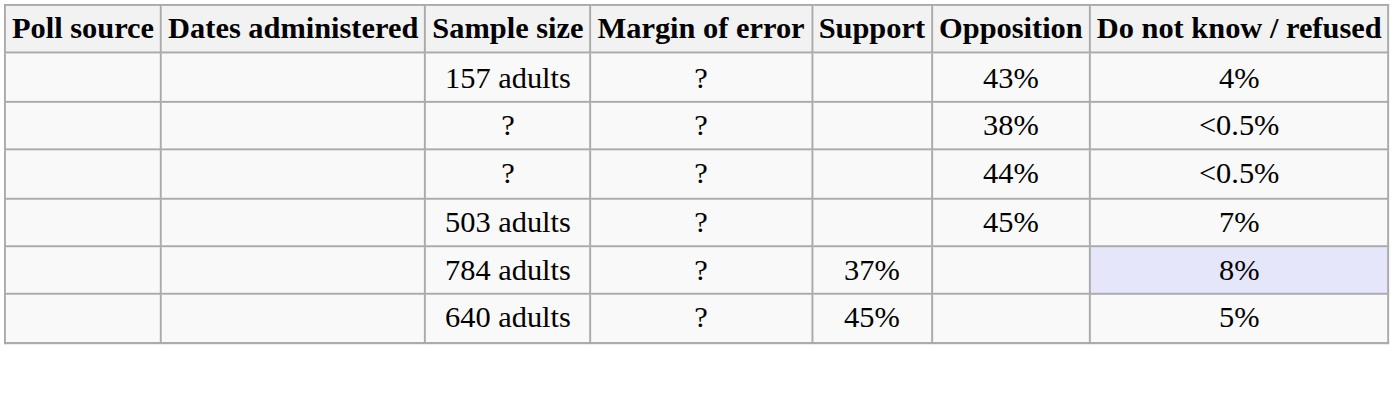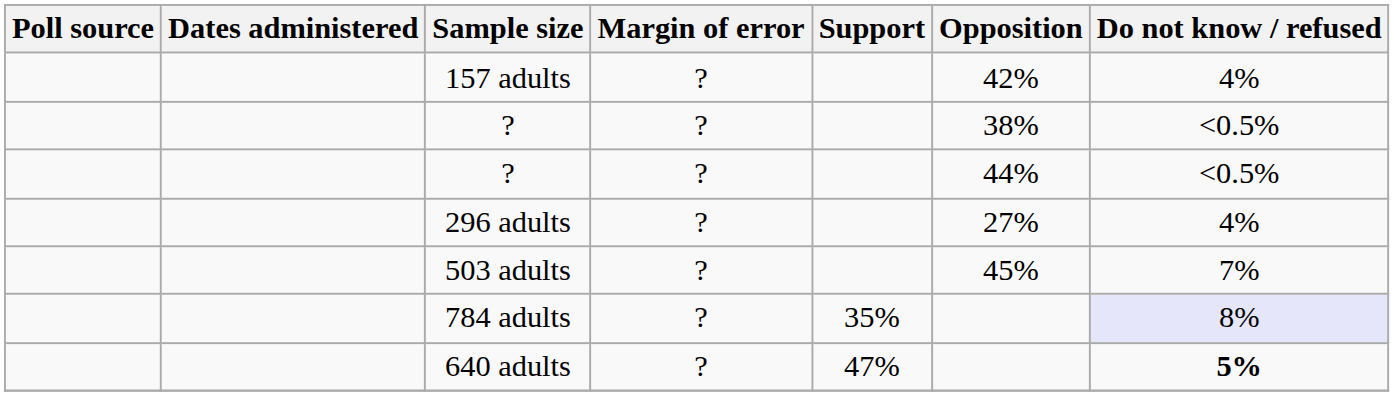(1011, 76) 43% -> (1011, 76) 42%
+ row: (83, 222)
(872, 269) 37% -> (872, 317) 35%
(872, 317) 45% -> (872, 366) 47%
(1239, 317) normal -> (1239, 366) bold
